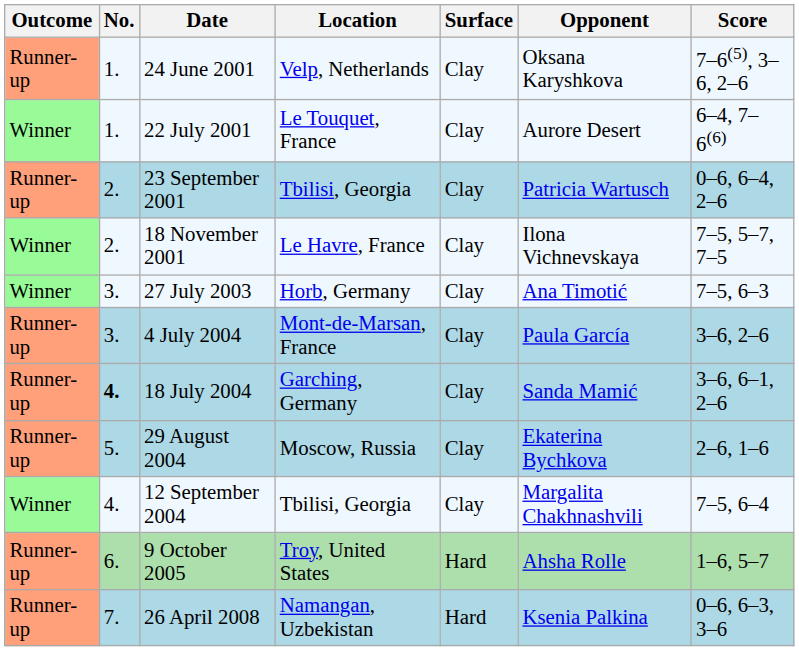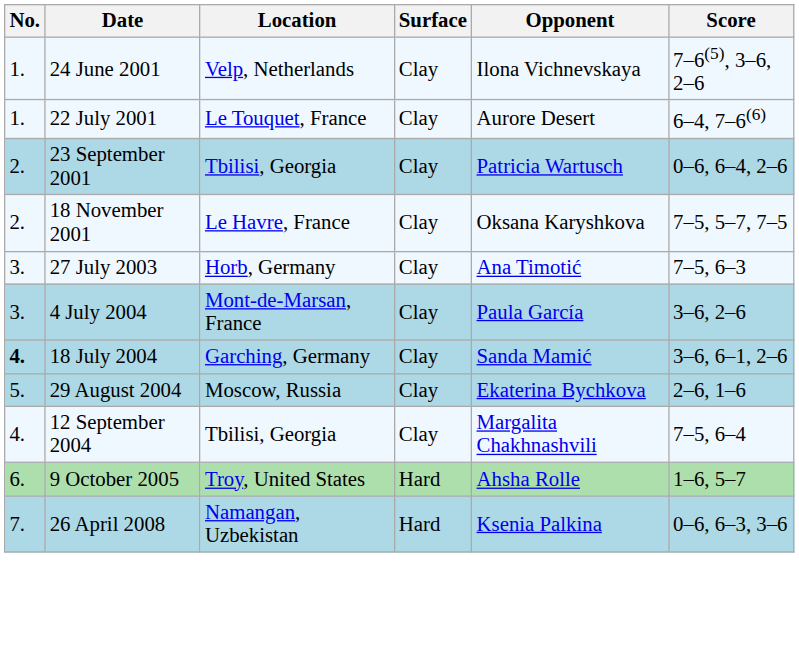- column: (52, 20)
(573, 68) Oksana Karyshkova -> (559, 68) Ilona Vichnevskaya
(581, 246) Ilona Vichnevskaya -> (561, 222) Oksana Karyshkova
